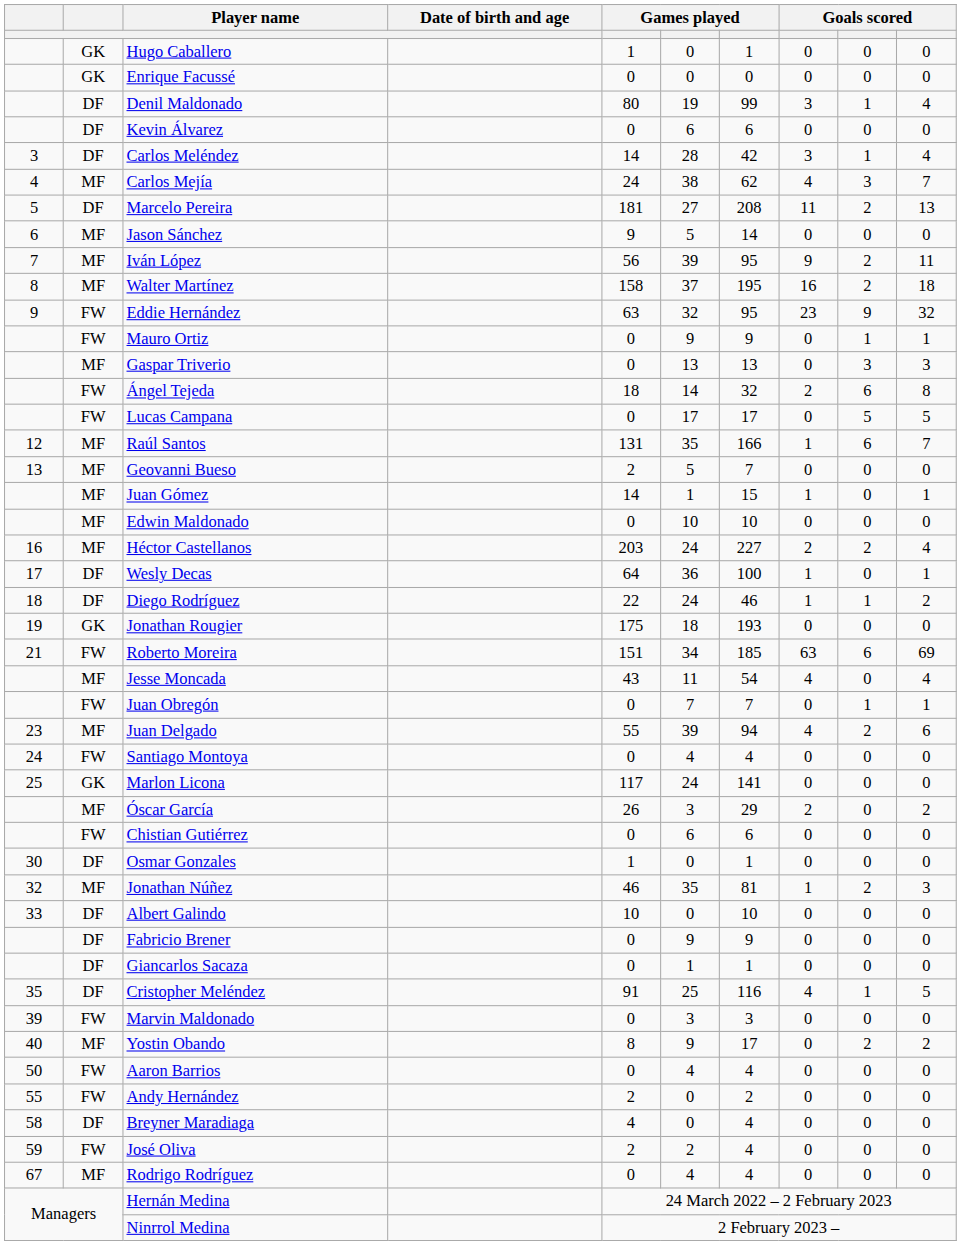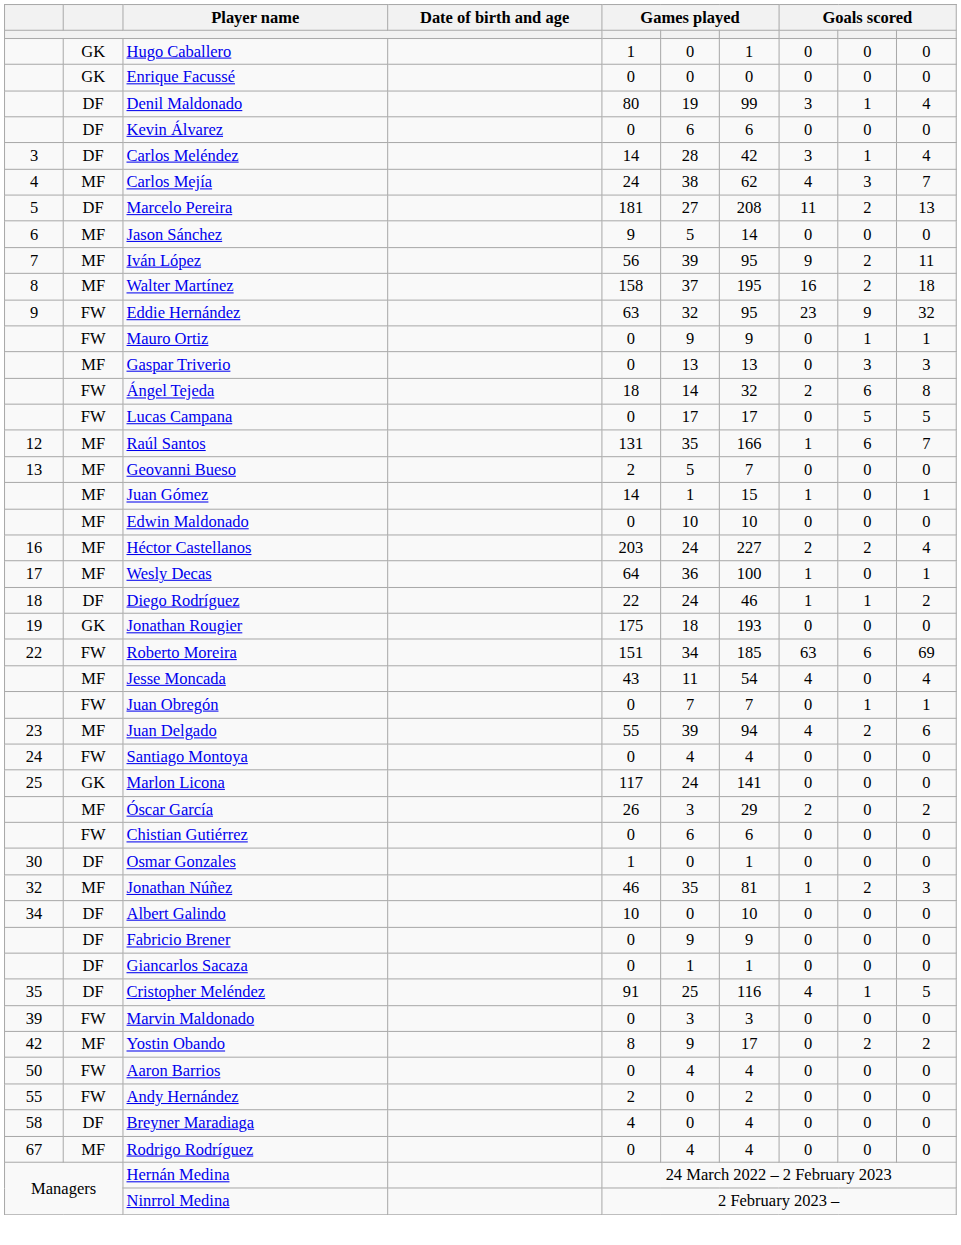(93, 574) DF -> (93, 574) MF
(34, 652) 21 -> (34, 652) 22
(34, 913) 33 -> (34, 913) 34
(34, 1044) 40 -> (34, 1044) 42
- row: (161, 1149)
